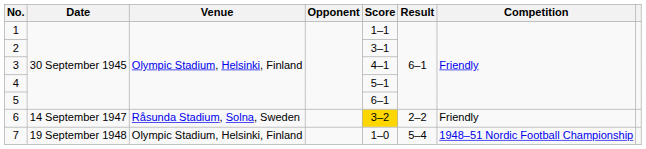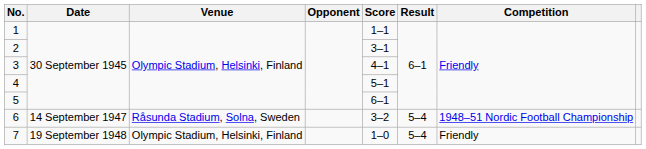(380, 118) gold background -> (380, 118) no background
(417, 118) 2–2 -> (417, 118) 5–4
(459, 118) Friendly -> (536, 118) 1948–51 Nordic Football Championship
(536, 135) 1948–51 Nordic Football Championship -> (459, 135) Friendly
